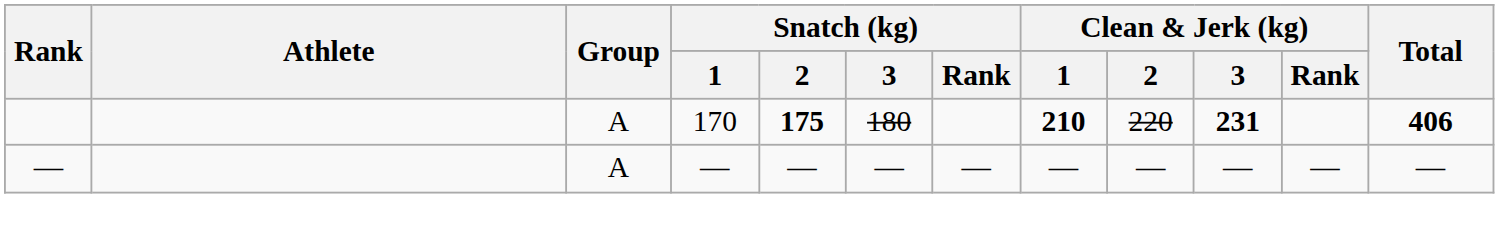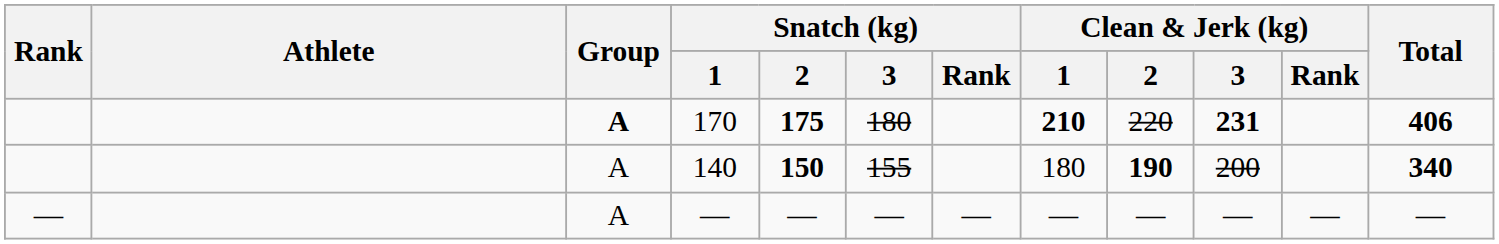(618, 121) normal -> (618, 121) bold
+ row: (715, 167)
